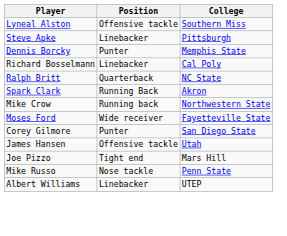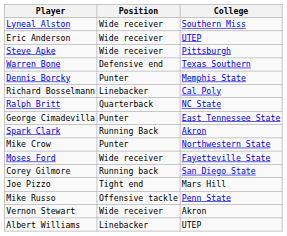(138, 24) Offensive tackle -> (131, 24) Wide receiver
+ row: (38, 38)
(124, 38) Linebacker -> (131, 51) Wide receiver
+ row: (33, 64)
+ row: (51, 118)
(129, 104) Running back -> (114, 144) Punter
(114, 131) Punter -> (129, 171) Running back
- row: (36, 144)
(126, 171) Nose tackle -> (138, 198) Offensive tackle
+ row: (41, 211)
